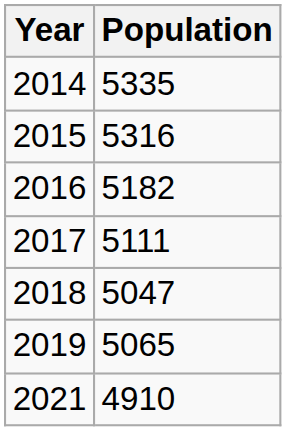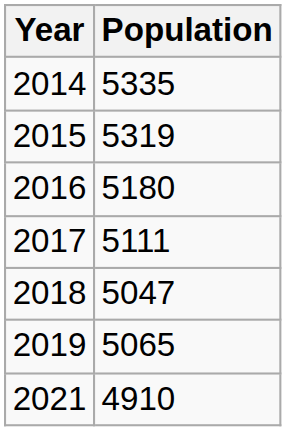(138, 135) 5316 -> (138, 135) 5319
(138, 188) 5182 -> (138, 188) 5180
